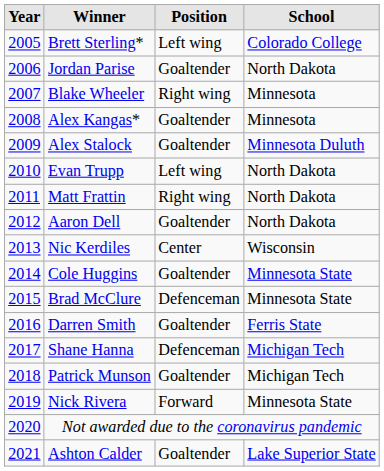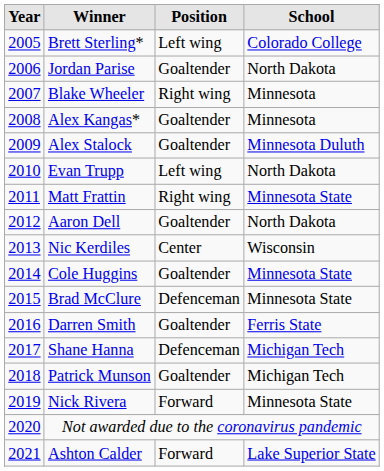(292, 196) North Dakota -> (300, 196) Minnesota State
(194, 453) Goaltender -> (186, 453) Forward
